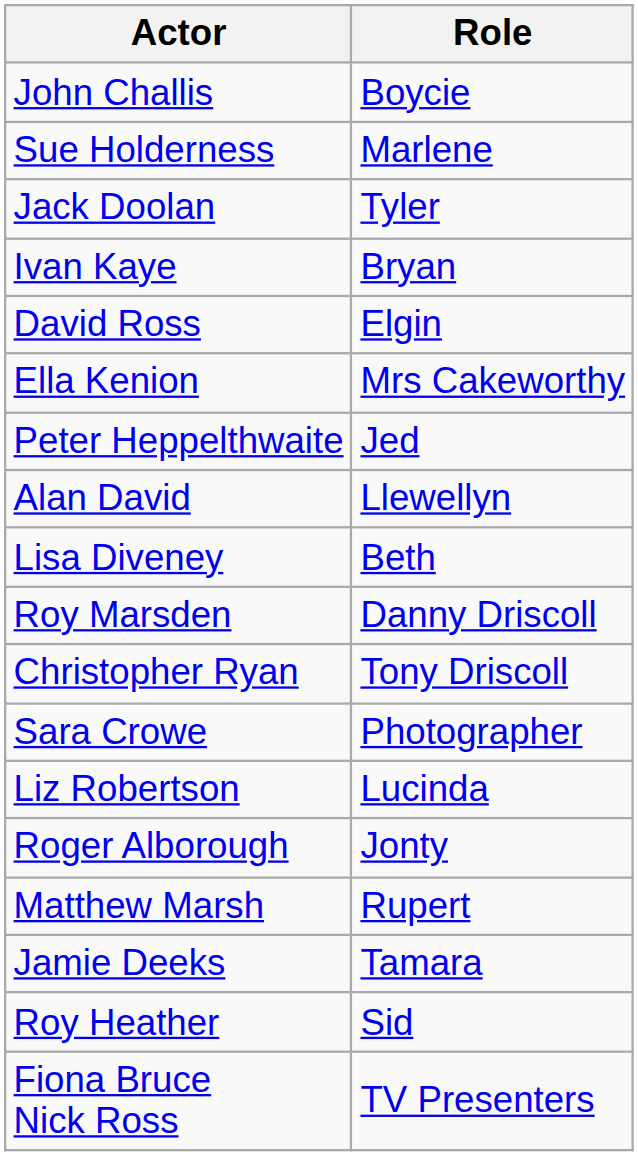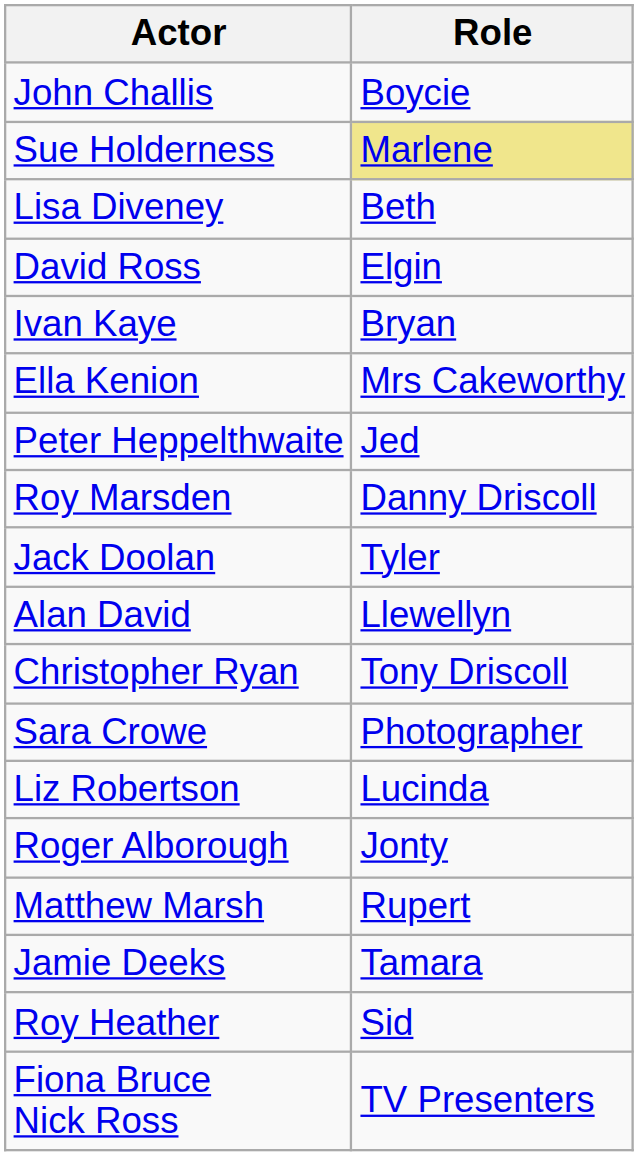(427, 149) no background -> (427, 149) khaki background
rows swapped: (114, 207) <-> (118, 556)
rows swapped: (107, 324) <-> (95, 265)
rows swapped: (102, 498) <-> (123, 614)
